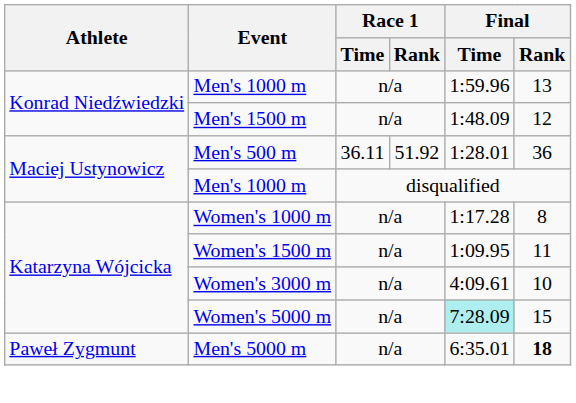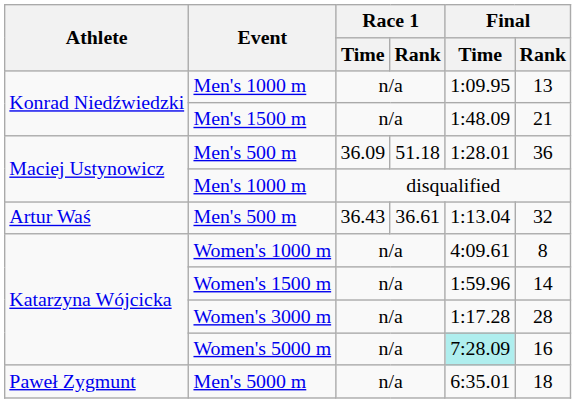(480, 86) 1:59.96 -> (480, 86) 1:09.95
(542, 119) 12 -> (543, 119) 21
(362, 152) 36.11 -> (363, 152) 36.09
(417, 152) 51.92 -> (418, 152) 51.18
+ row: (50, 217)
(480, 217) 1:17.28 -> (480, 250) 4:09.61
(480, 250) 1:09.95 -> (480, 283) 1:59.96
(542, 250) 11 -> (543, 283) 14
(480, 283) 4:09.61 -> (480, 316) 1:17.28
(542, 283) 10 -> (543, 316) 28
(542, 316) 15 -> (543, 349) 16
(542, 349) bold -> (543, 381) normal
